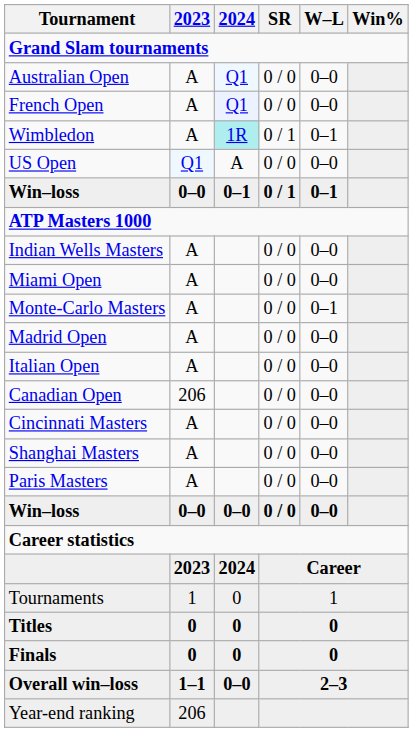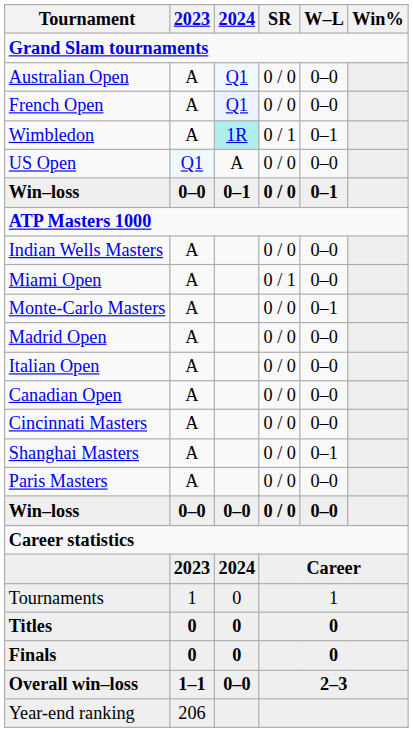(280, 192) 0 / 1 -> (280, 192) 0 / 0
(280, 279) 0 / 0 -> (280, 279) 0 / 1
(192, 395) 206 -> (192, 395) A
(324, 452) 0–0 -> (324, 452) 0–1
